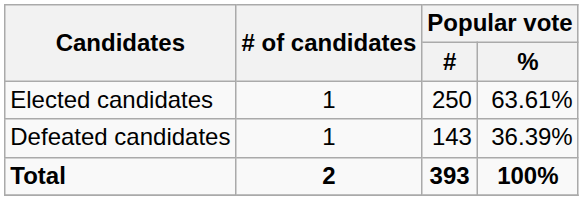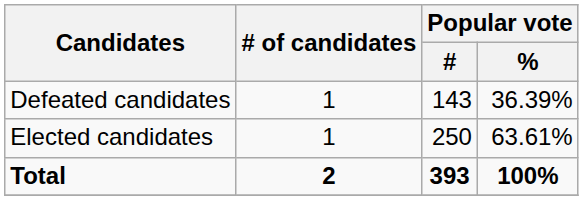rows swapped: (112, 99) <-> (120, 137)
